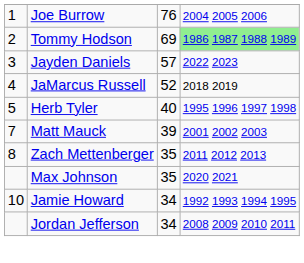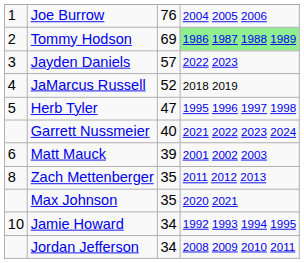(169, 108) 40 -> (169, 108) 47
+ row: (90, 131)
(12, 131) 7 -> (12, 154) 6
